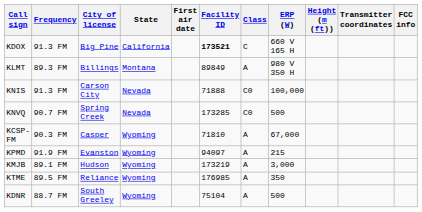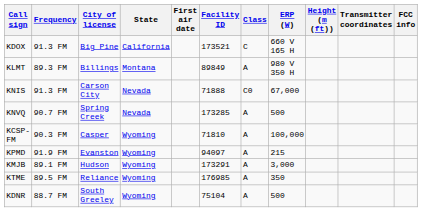(215, 47) bold -> (215, 47) normal
(287, 91) 100,000 -> (285, 91) 67,000
(248, 113) C0 -> (245, 113) A
(285, 135) 67,000 -> (287, 135) 100,000
(215, 165) 173219 -> (215, 165) 173291
